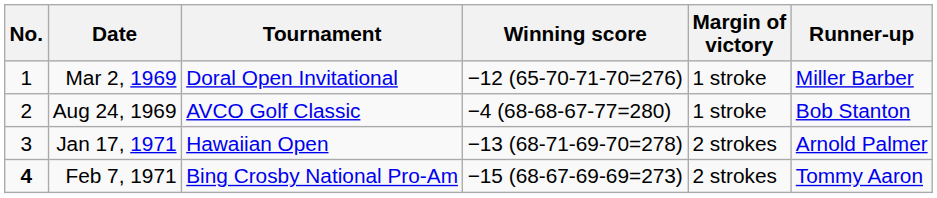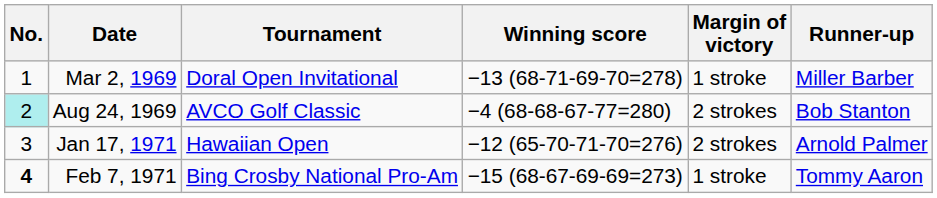(575, 78) −12 (65-70-71-70=276) -> (575, 78) −13 (68-71-69-70=278)
(26, 111) no background -> (26, 111) paleturquoise background
(730, 111) 1 stroke -> (735, 111) 2 strokes
(575, 144) −13 (68-71-69-70=278) -> (575, 144) −12 (65-70-71-70=276)
(735, 177) 2 strokes -> (730, 177) 1 stroke
